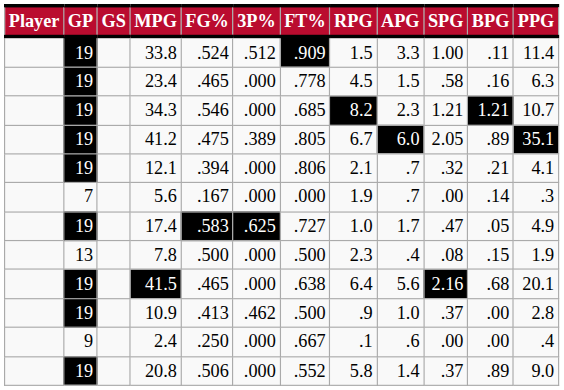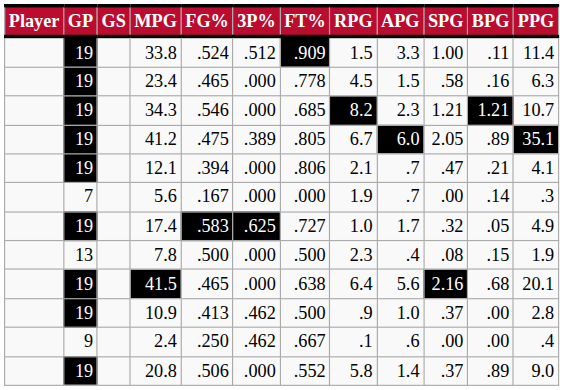(452, 168) .32 -> (452, 168) .47
(452, 226) .47 -> (452, 226) .32
(260, 341) .000 -> (260, 341) .462
